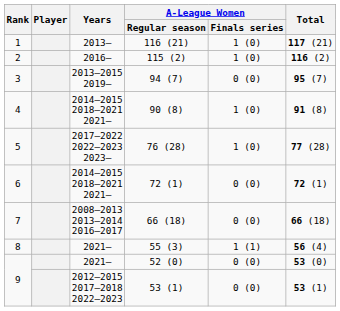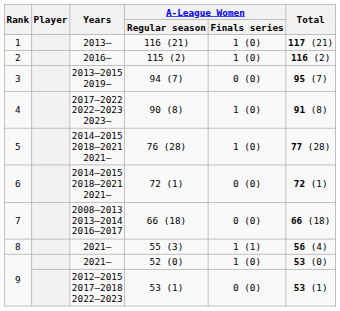(97, 110) 2014–2015 2018–2021 2021– -> (97, 110) 2017–2022 2022–2023 2023–
(97, 147) 2017–2022 2022–2023 2023– -> (97, 147) 2014–2015 2018–2021 2021–
(247, 262) 0 (0) -> (247, 262) 1 (0)
